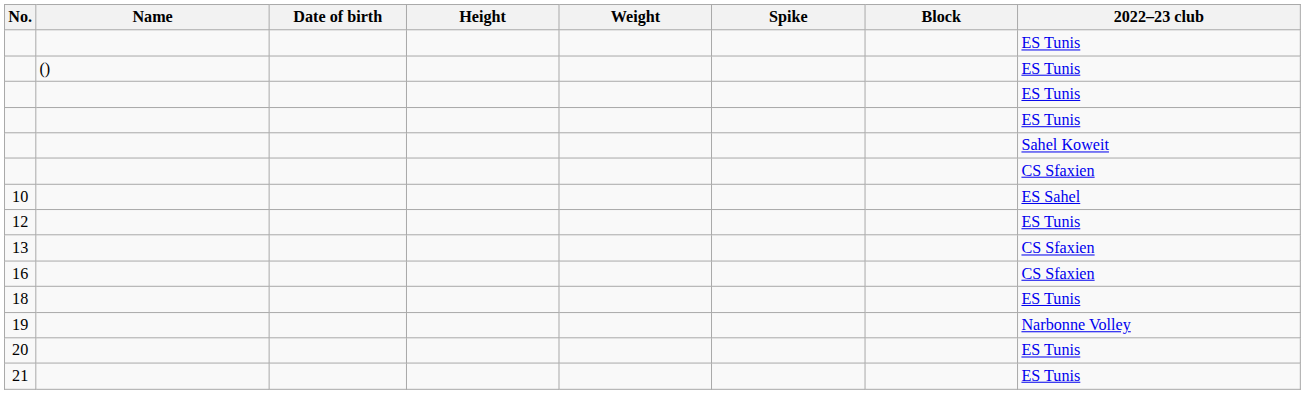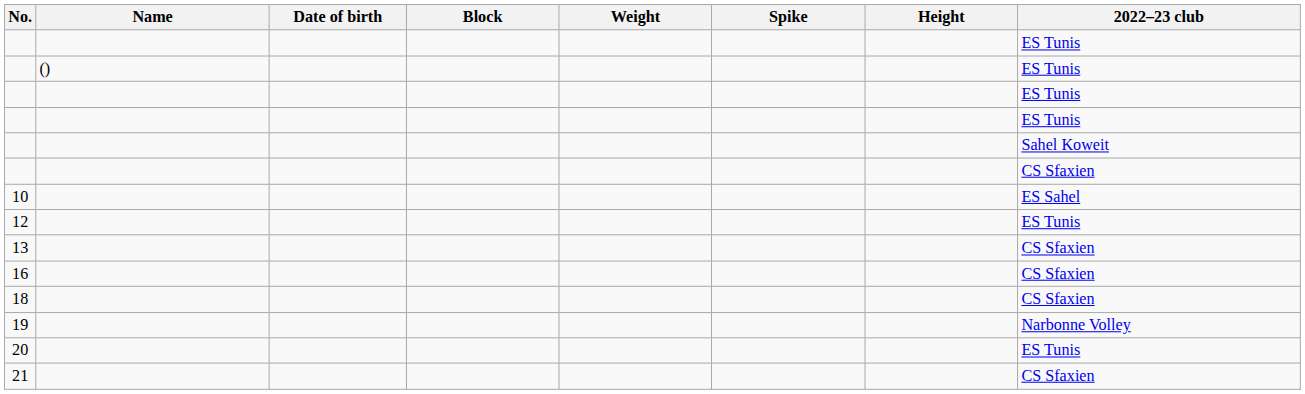columns swapped: (483, 17) <-> (941, 17)
(1051, 299) ES Tunis -> (1058, 299) CS Sfaxien
(1051, 376) ES Tunis -> (1058, 376) CS Sfaxien
